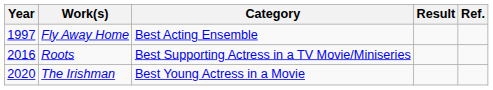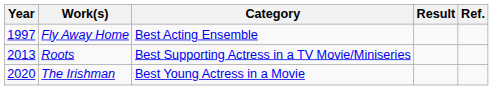(21, 54) 2016 -> (21, 54) 2013
